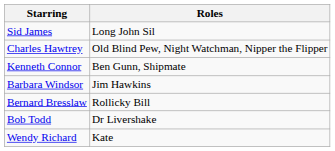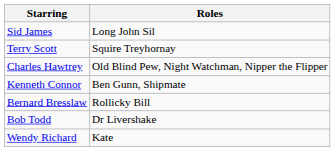+ row: (32, 48)
- row: (45, 84)
